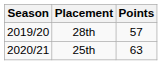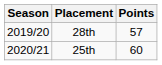(136, 50) 63 -> (136, 50) 60
